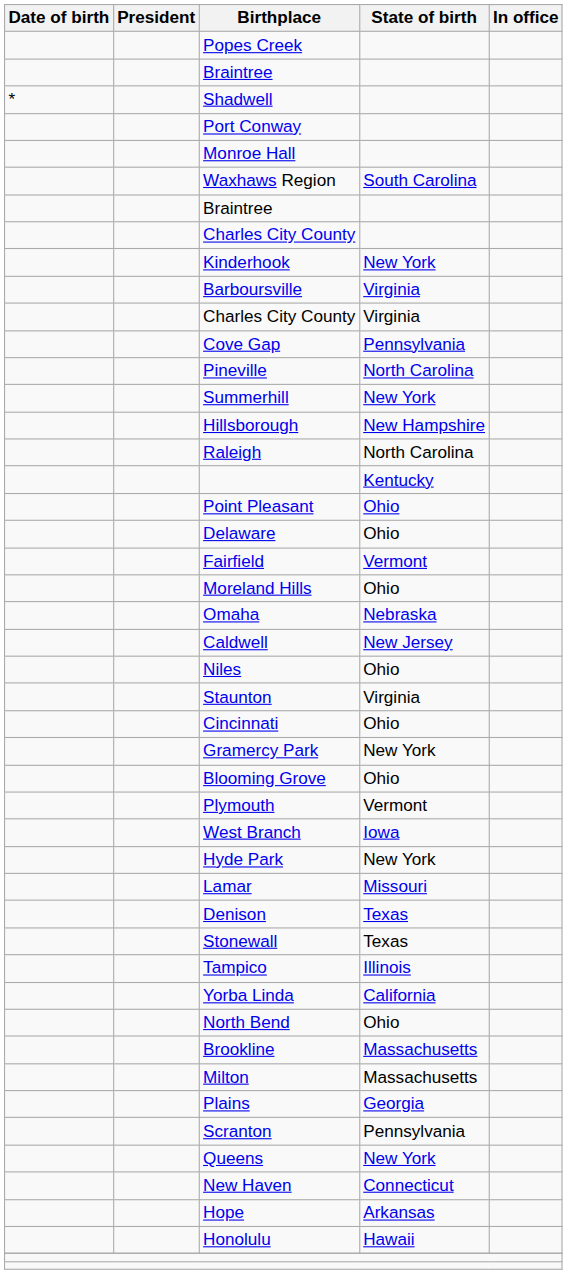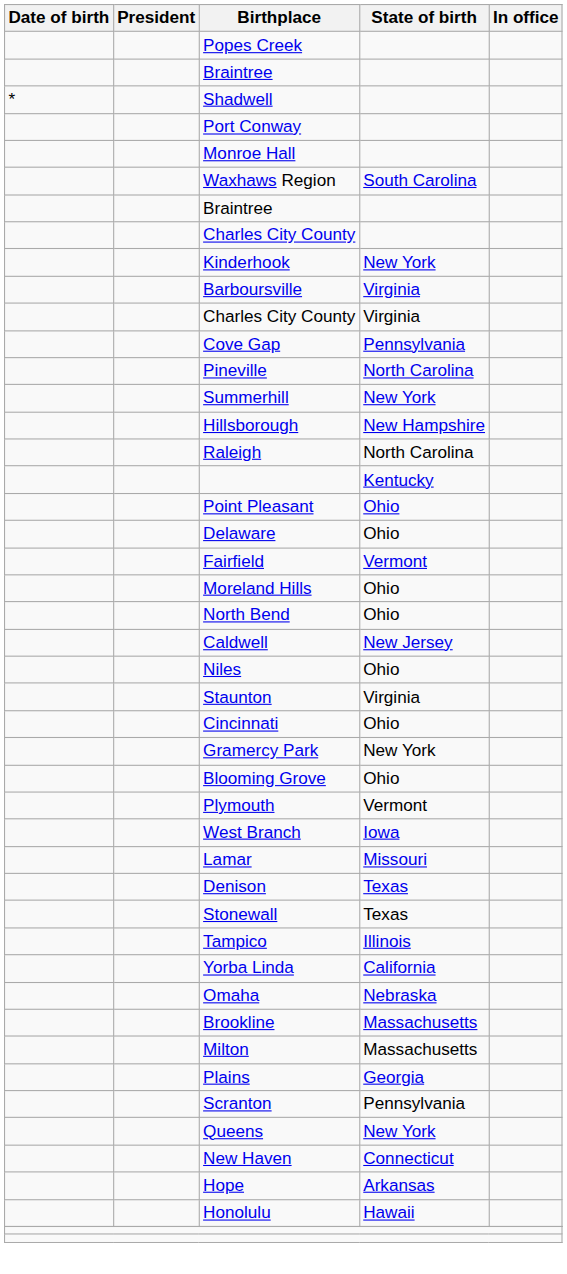rows swapped: (246, 1022) <-> (231, 615)
- row: (243, 859)
